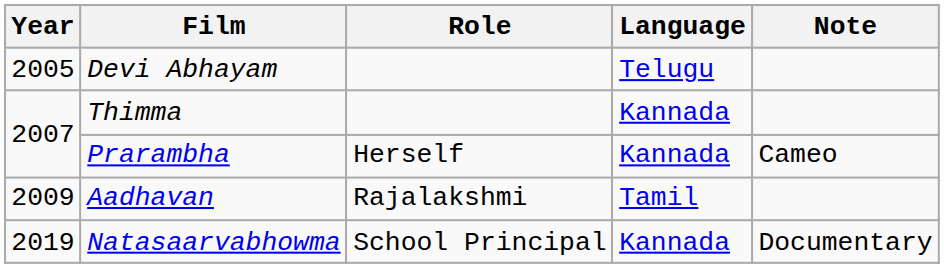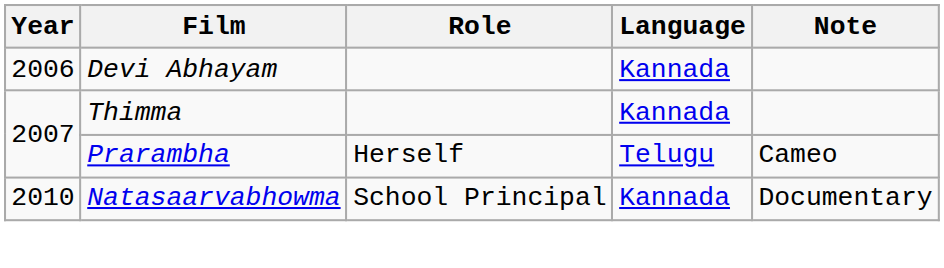(43, 70) 2005 -> (43, 70) 2006
(667, 70) Telugu -> (675, 70) Kannada
(675, 156) Kannada -> (667, 156) Telugu
- row: (151, 199)
(43, 242) 2019 -> (43, 199) 2010
